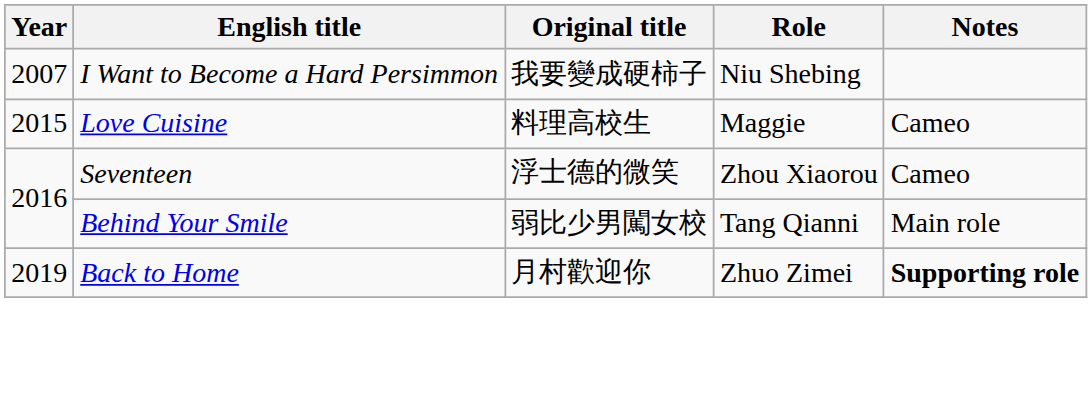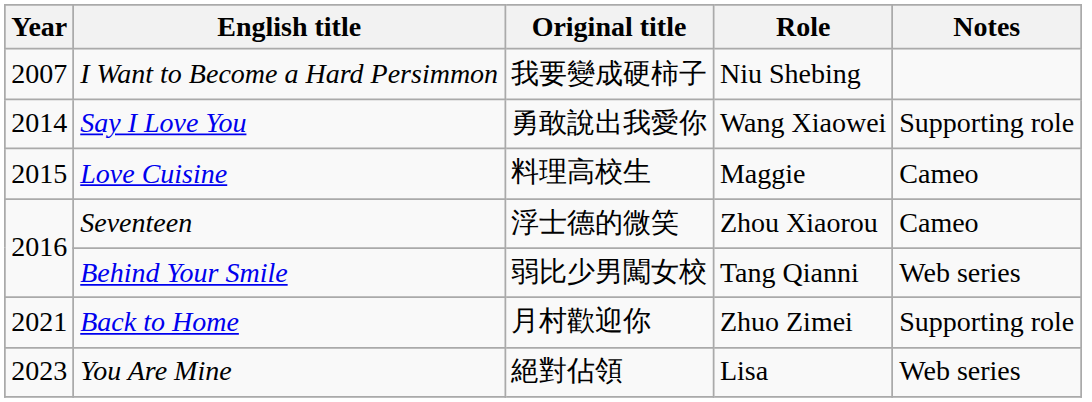+ row: (163, 123)
(946, 222) Main role -> (960, 272) Web series
(39, 272) 2019 -> (39, 322) 2021
(985, 272) bold -> (987, 322) normal
+ row: (156, 371)
